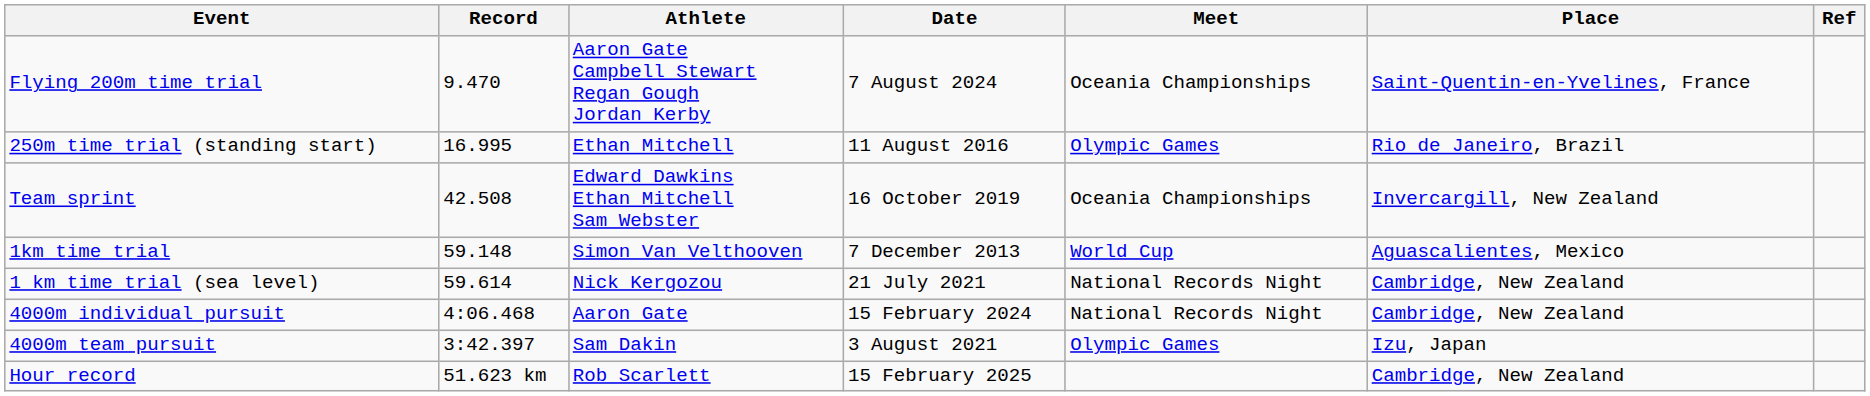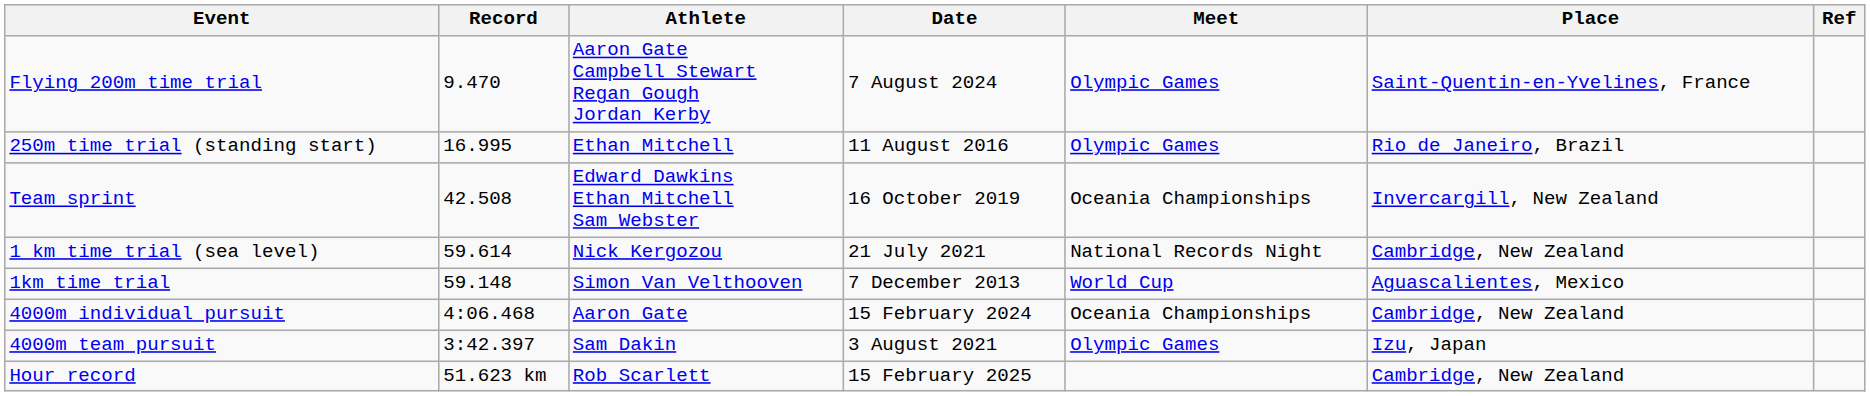(1191, 84) Oceania Championships -> (1145, 84) Olympic Games
rows swapped: (90, 253) <-> (164, 284)
(1196, 314) National Records Night -> (1191, 314) Oceania Championships
